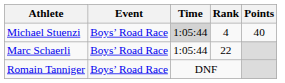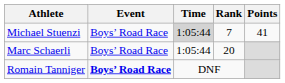(226, 32) 4 -> (229, 32) 7
(259, 32) 40 -> (262, 32) 41
(226, 51) 22 -> (229, 51) 20
(129, 69) normal -> (131, 69) bold
